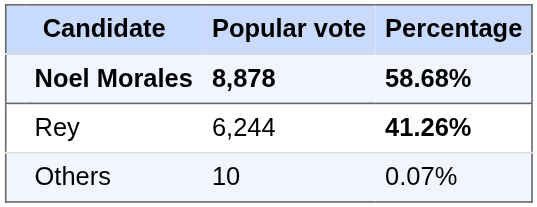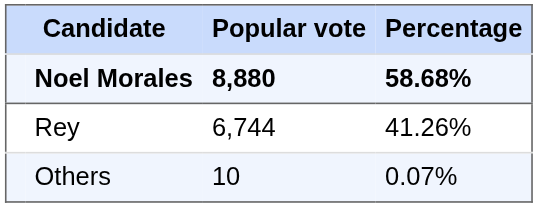(244, 78) 8,878 -> (244, 78) 8,880
(244, 127) 6,244 -> (244, 127) 6,744
(428, 127) bold -> (428, 127) normal
